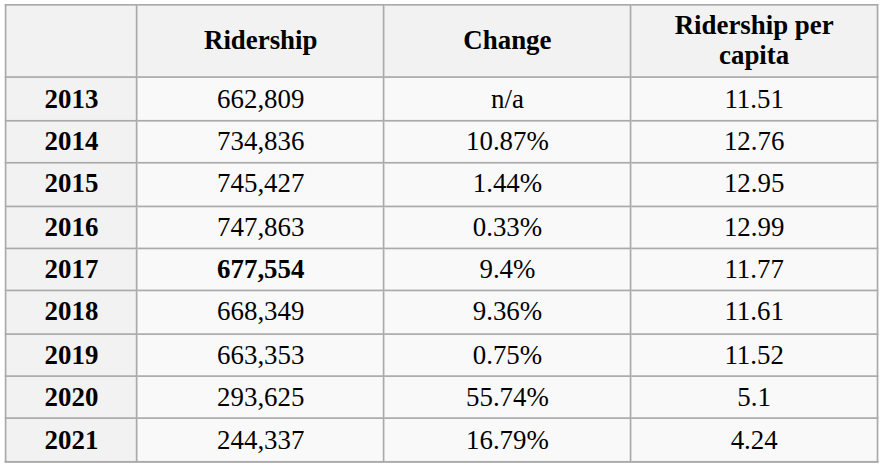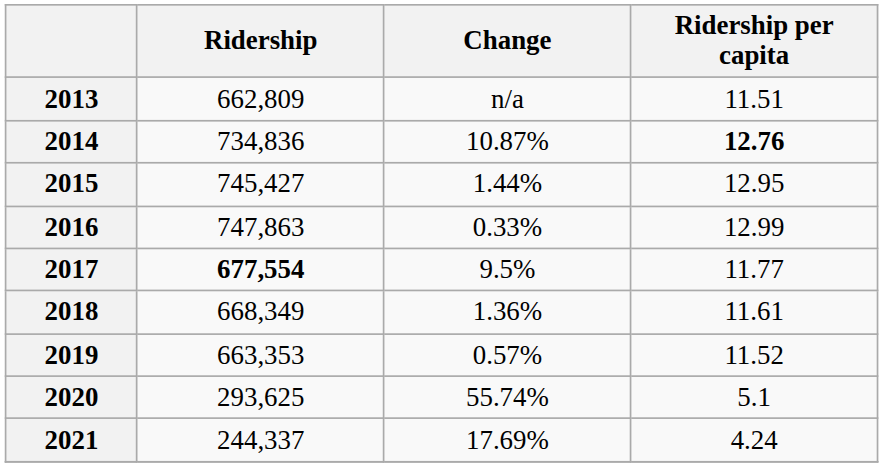(754, 141) normal -> (754, 141) bold
(507, 269) 9.4% -> (507, 269) 9.5%
(507, 311) 9.36% -> (507, 311) 1.36%
(507, 354) 0.75% -> (507, 354) 0.57%
(507, 439) 16.79% -> (507, 439) 17.69%
